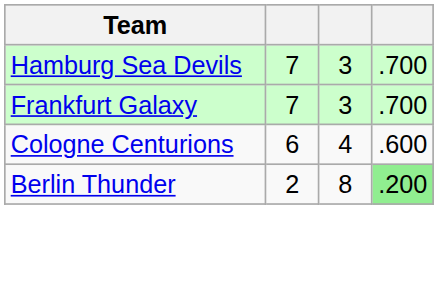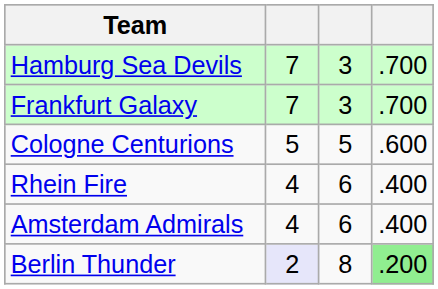(292, 145) 6 -> (292, 145) 5
(345, 145) 4 -> (345, 145) 5
+ row: (69, 185)
+ row: (127, 225)
(292, 185) no background -> (292, 265) lavender background
